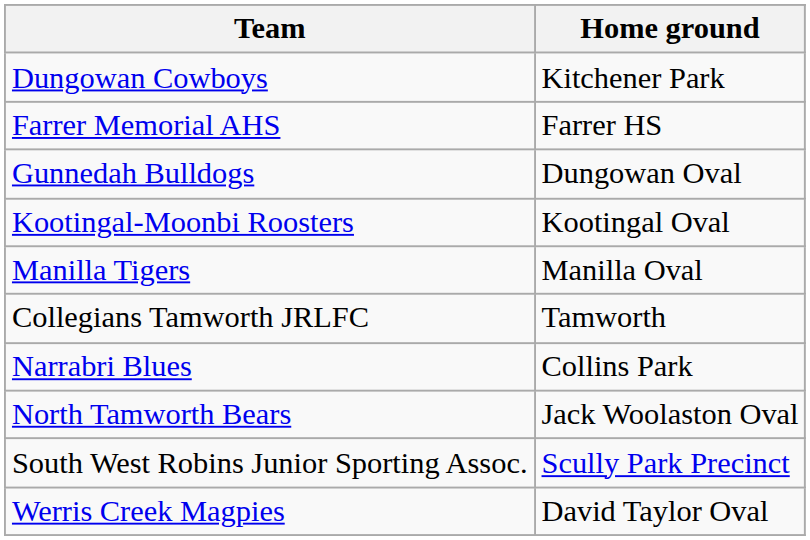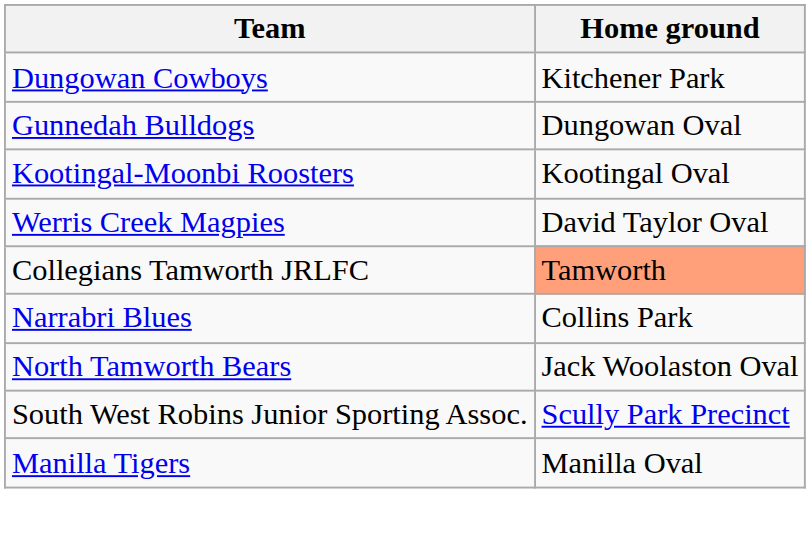- row: (146, 125)
rows swapped: (101, 269) <-> (148, 510)
(604, 317) no background -> (604, 269) lightsalmon background
